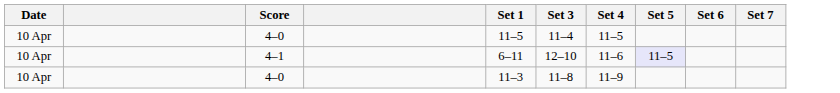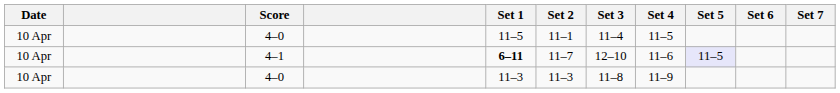+ column: (561, 15)
(511, 57) normal -> (511, 57) bold
